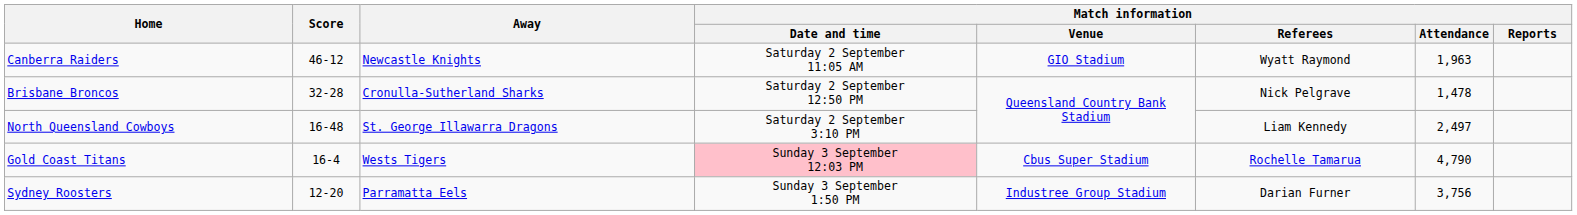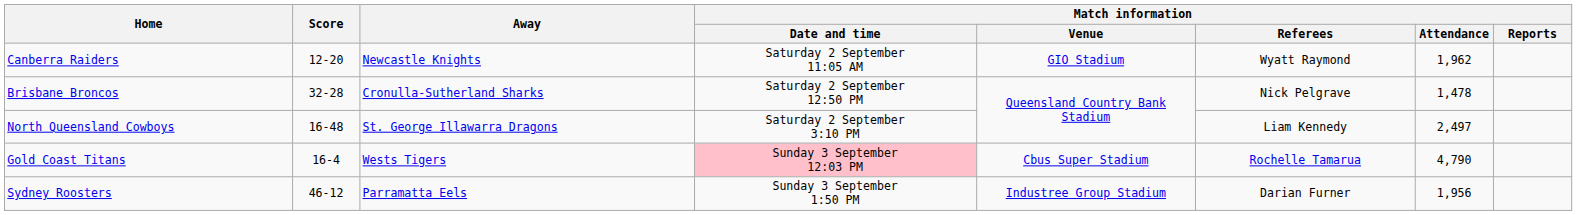(326, 60) 46-12 -> (326, 60) 12-20
(1454, 60) 1,963 -> (1454, 60) 1,962
(326, 193) 12-20 -> (326, 193) 46-12
(1454, 193) 3,756 -> (1454, 193) 1,956
